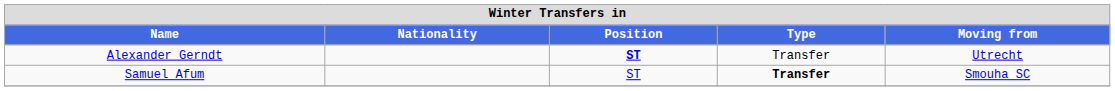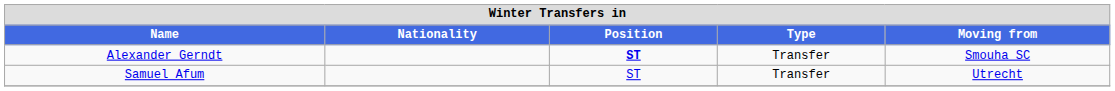(998, 55) Utrecht -> (998, 55) Smouha SC
(801, 75) bold -> (801, 75) normal
(998, 75) Smouha SC -> (998, 75) Utrecht
